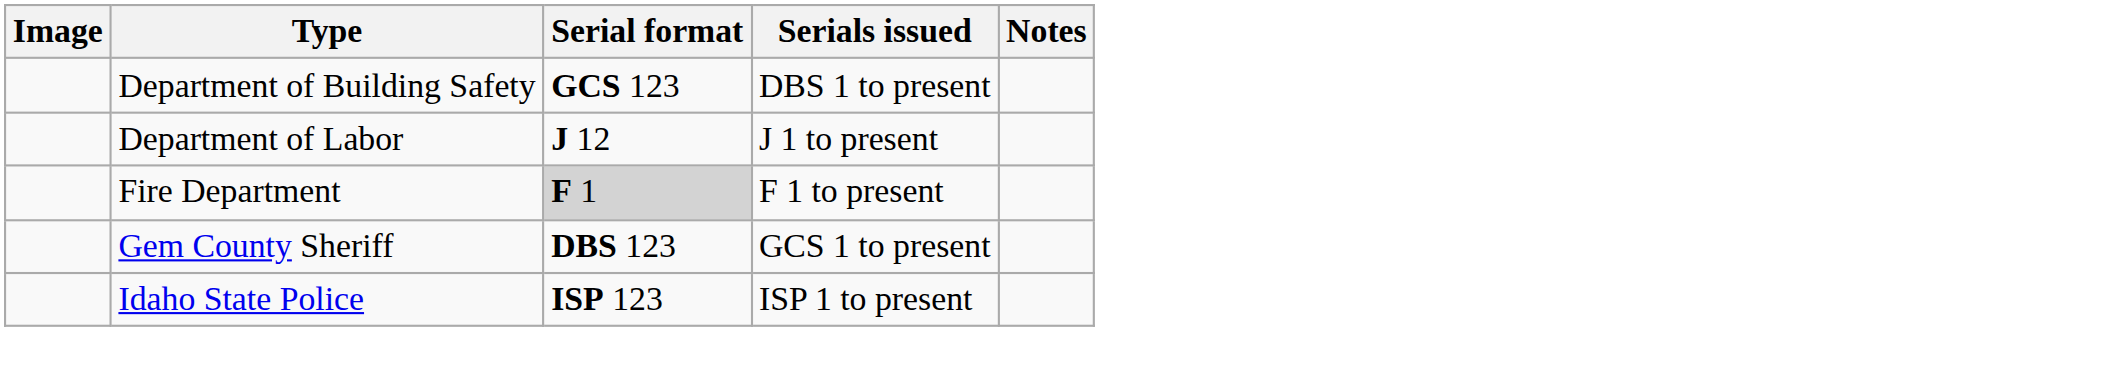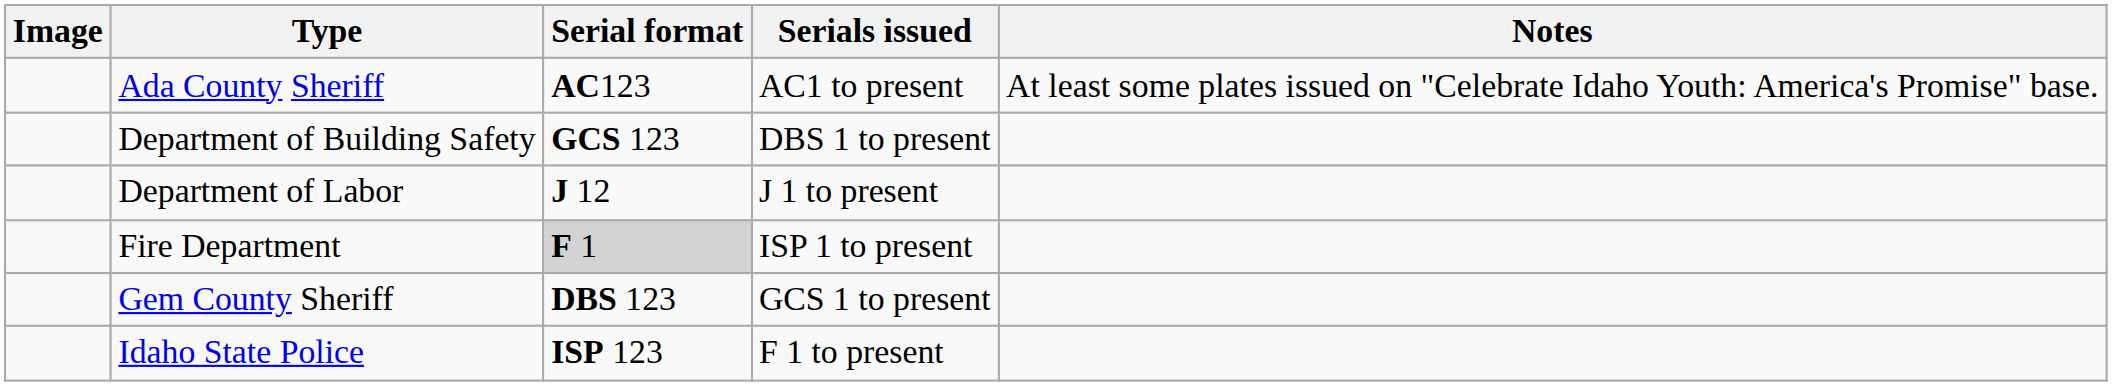+ row: (251, 84)
(851, 191) F 1 to present -> (866, 245) ISP 1 to present
(866, 298) ISP 1 to present -> (851, 352) F 1 to present
